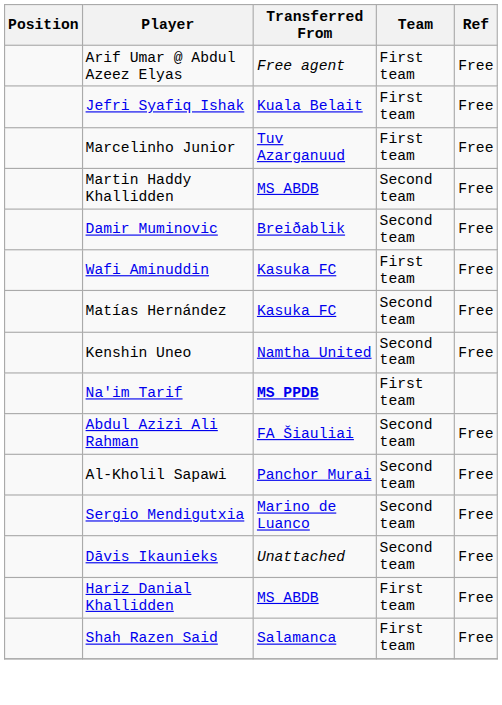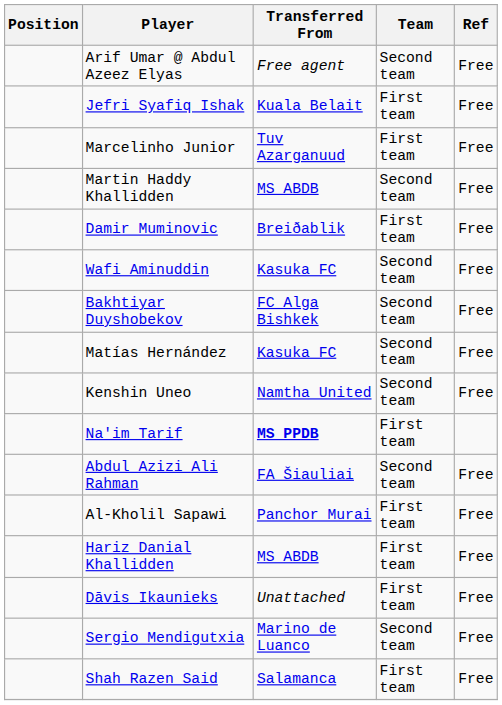(402, 66) First team -> (406, 66) Second team
(406, 229) Second team -> (402, 229) First team
(402, 270) First team -> (406, 270) Second team
+ row: (134, 311)
(406, 475) Second team -> (402, 516) First team
rows swapped: (138, 597) <-> (165, 516)
(406, 557) Second team -> (402, 597) First team
